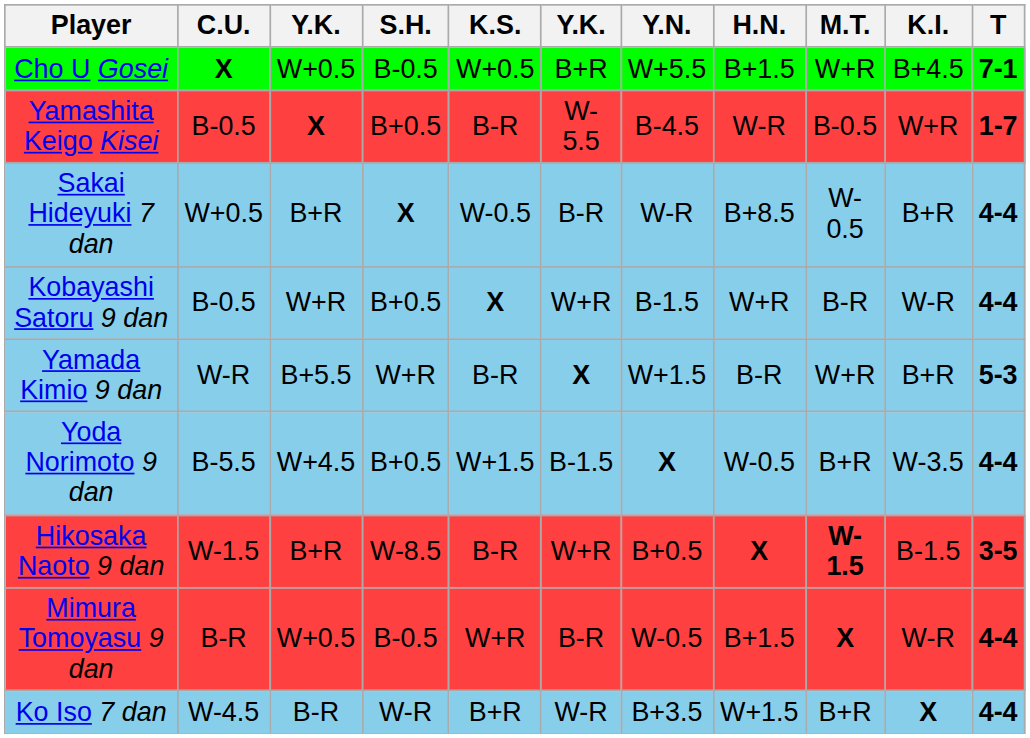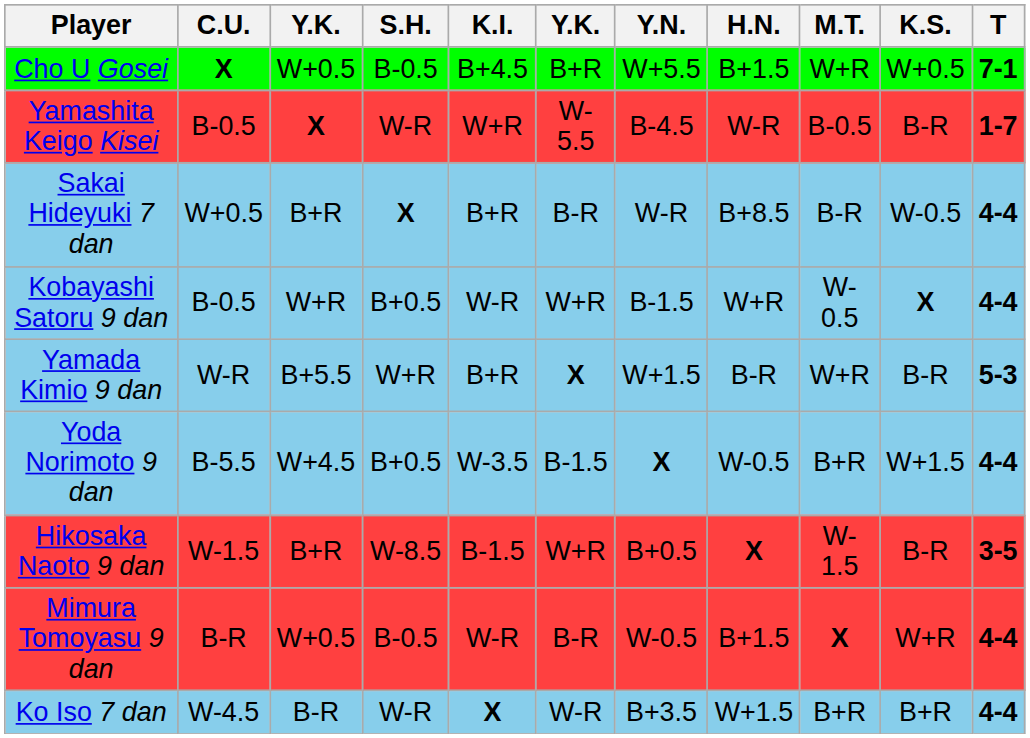columns swapped: (495, 25) <-> (928, 25)
(406, 126) B+0.5 -> (406, 126) W-R
(845, 214) W-0.5 -> (840, 214) B-R
(845, 302) B-R -> (840, 302) W-0.5
(845, 551) bold -> (840, 551) normal
